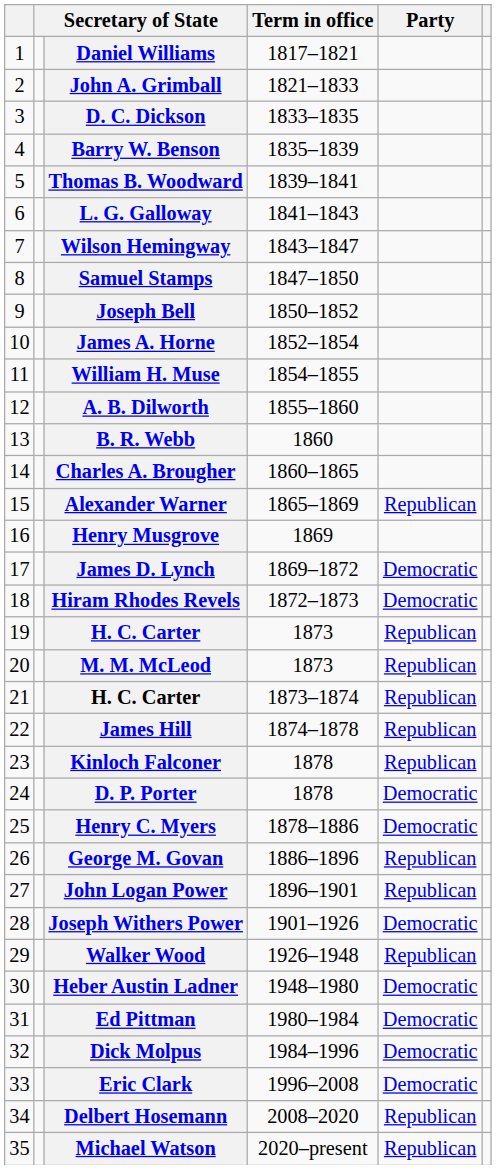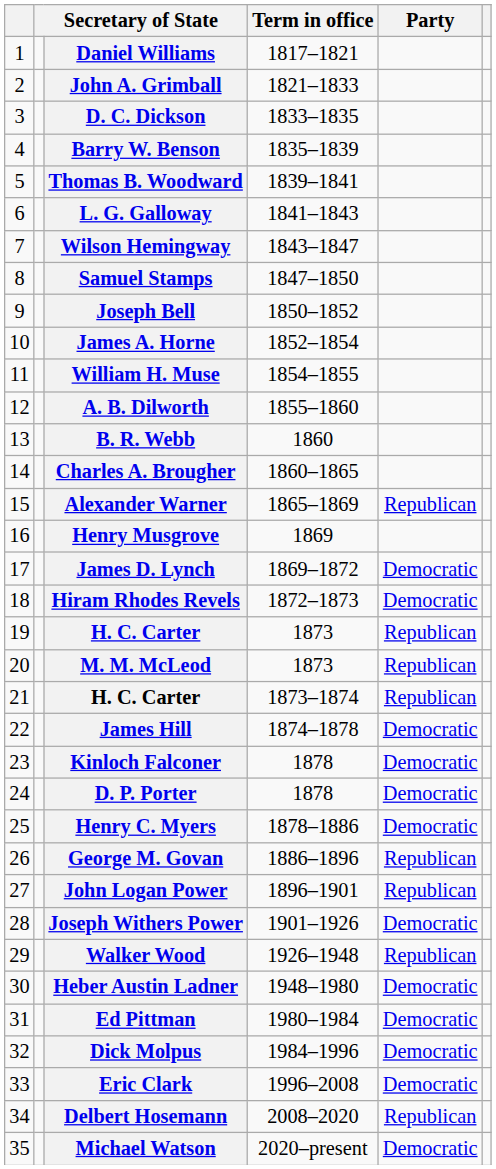(430, 729) Republican -> (430, 729) Democratic
(430, 761) Republican -> (430, 761) Democratic
(430, 1148) Republican -> (430, 1148) Democratic
